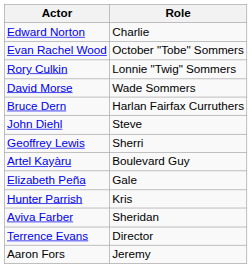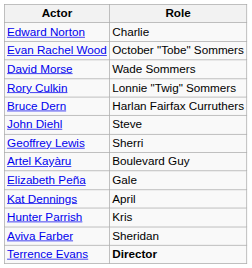rows swapped: (40, 87) <-> (37, 69)
+ row: (42, 198)
(133, 236) normal -> (135, 254) bold
- row: (36, 254)
